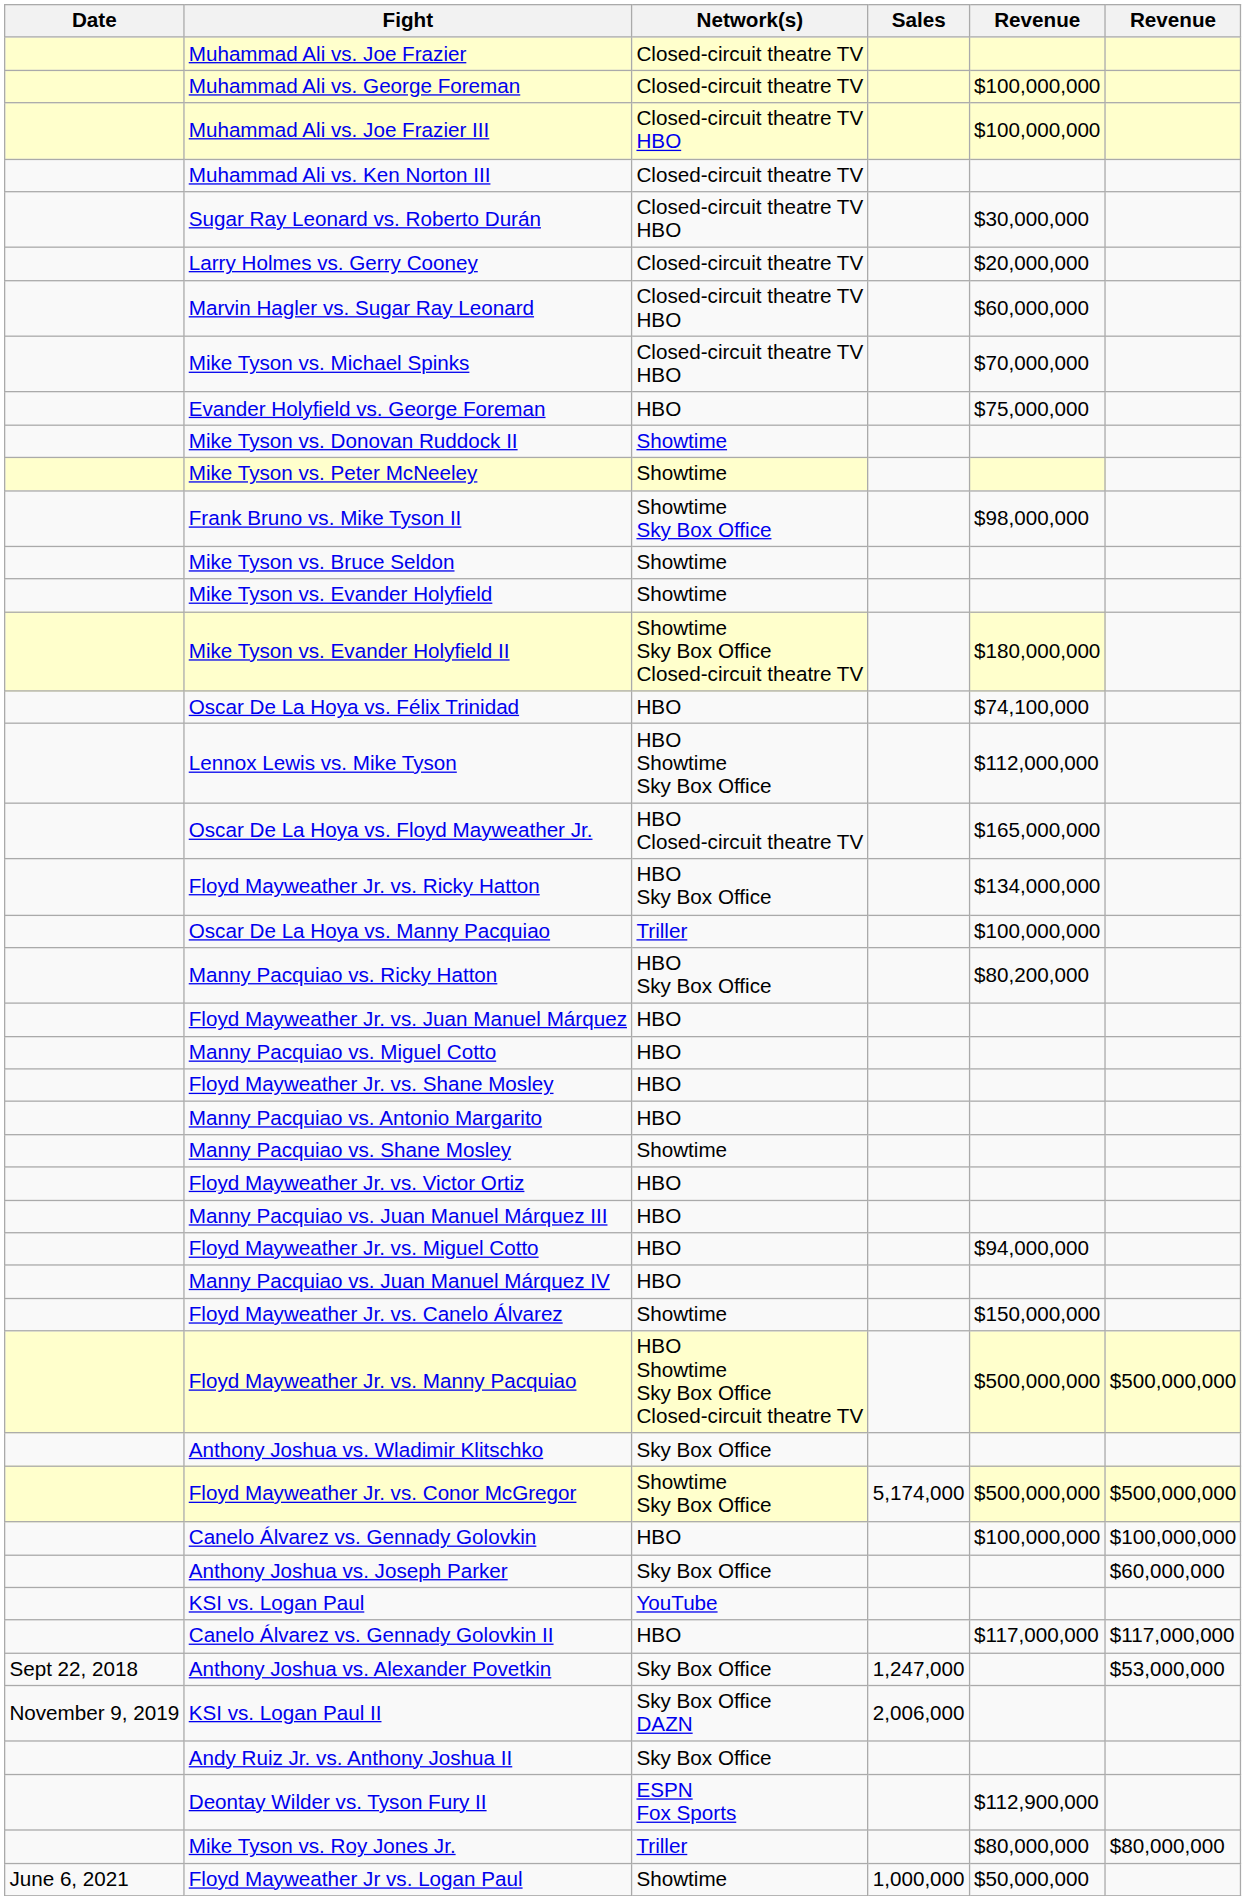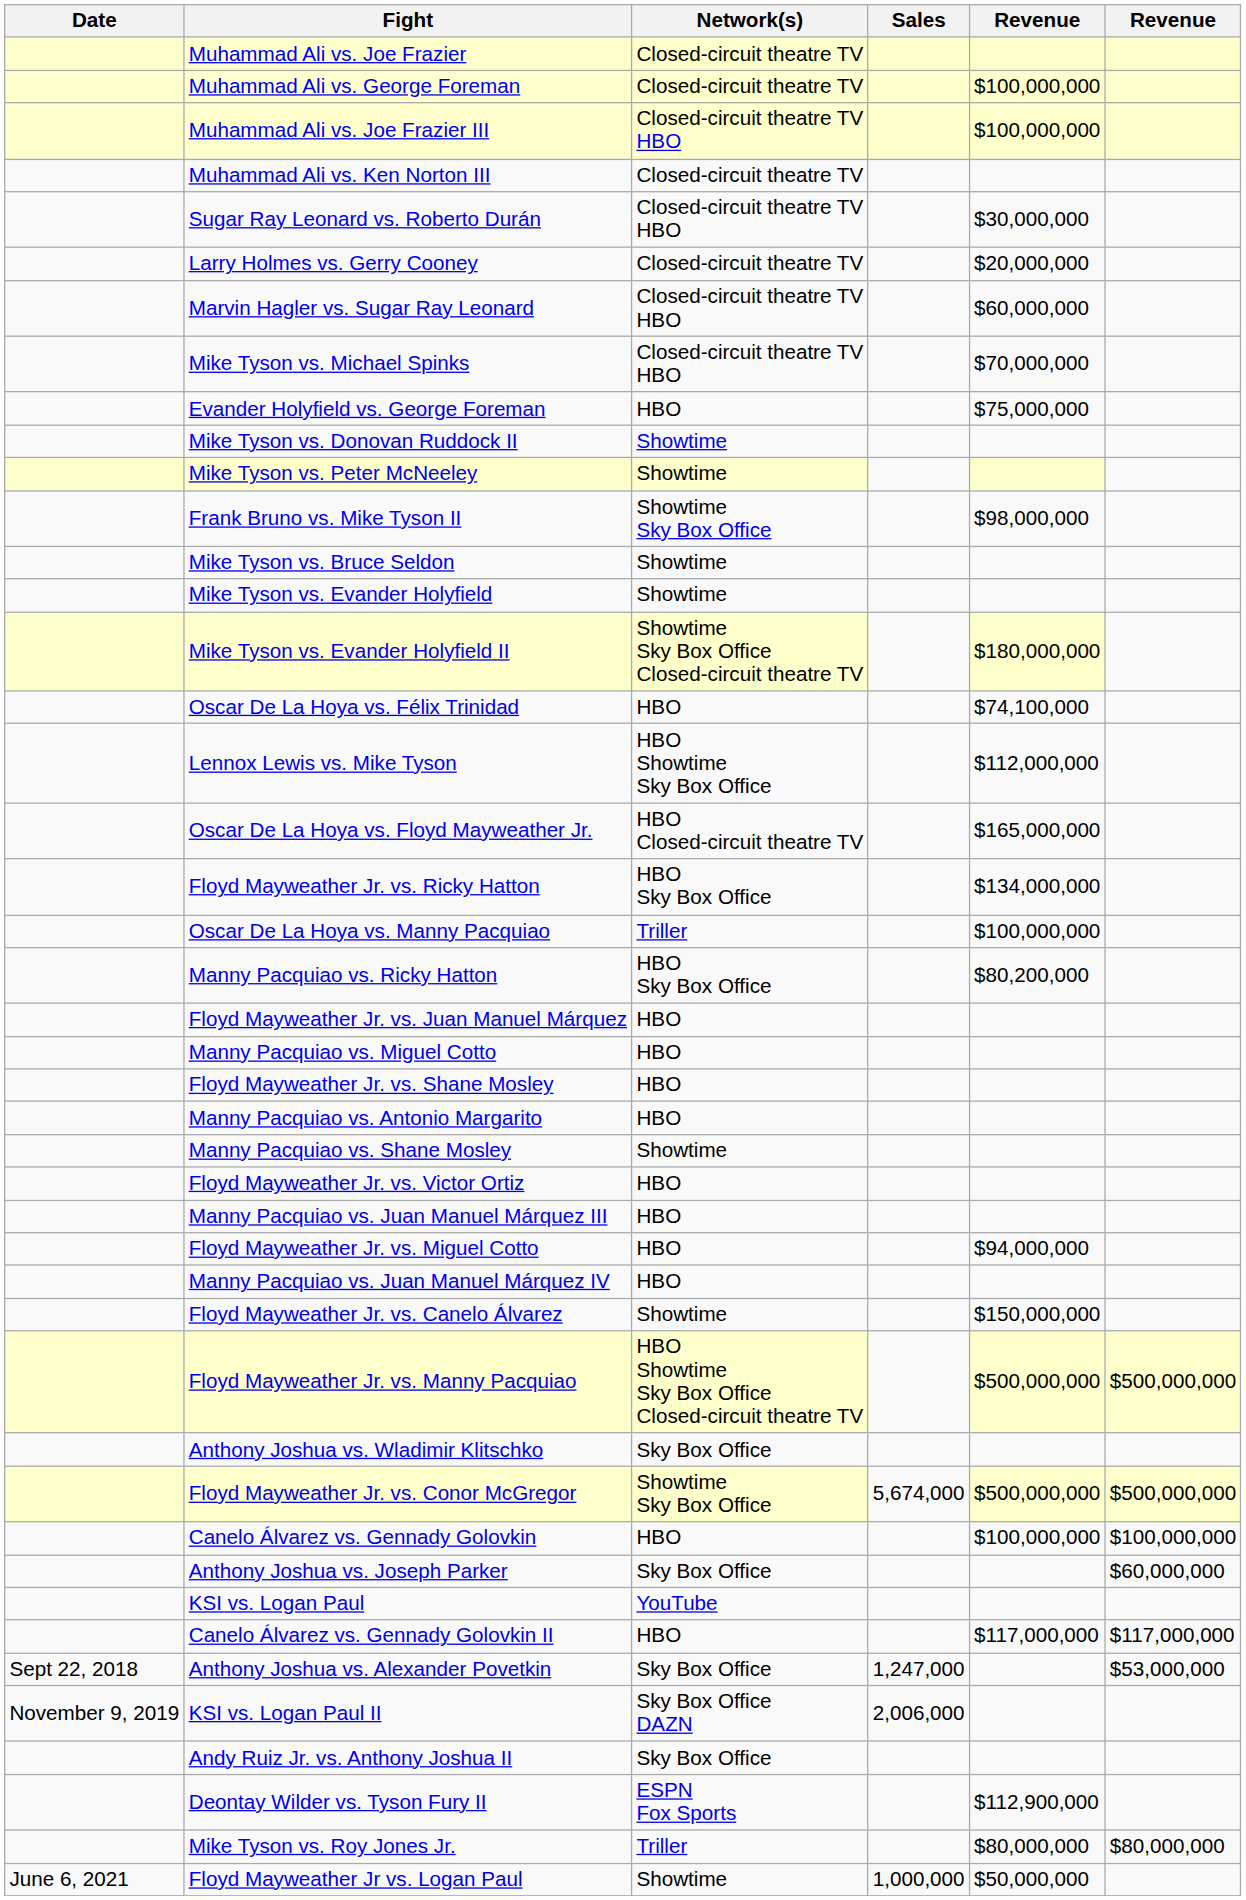(919, 1493) 5,174,000 -> (919, 1493) 5,674,000
